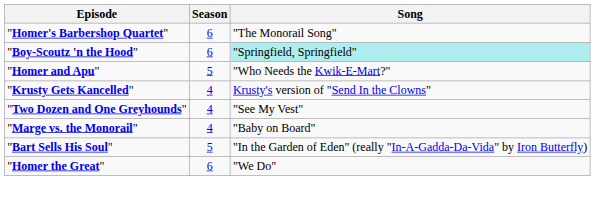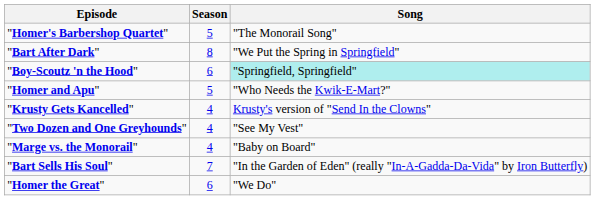(210, 33) 6 -> (210, 33) 5
+ row: (53, 52)
(210, 147) 5 -> (210, 166) 7
